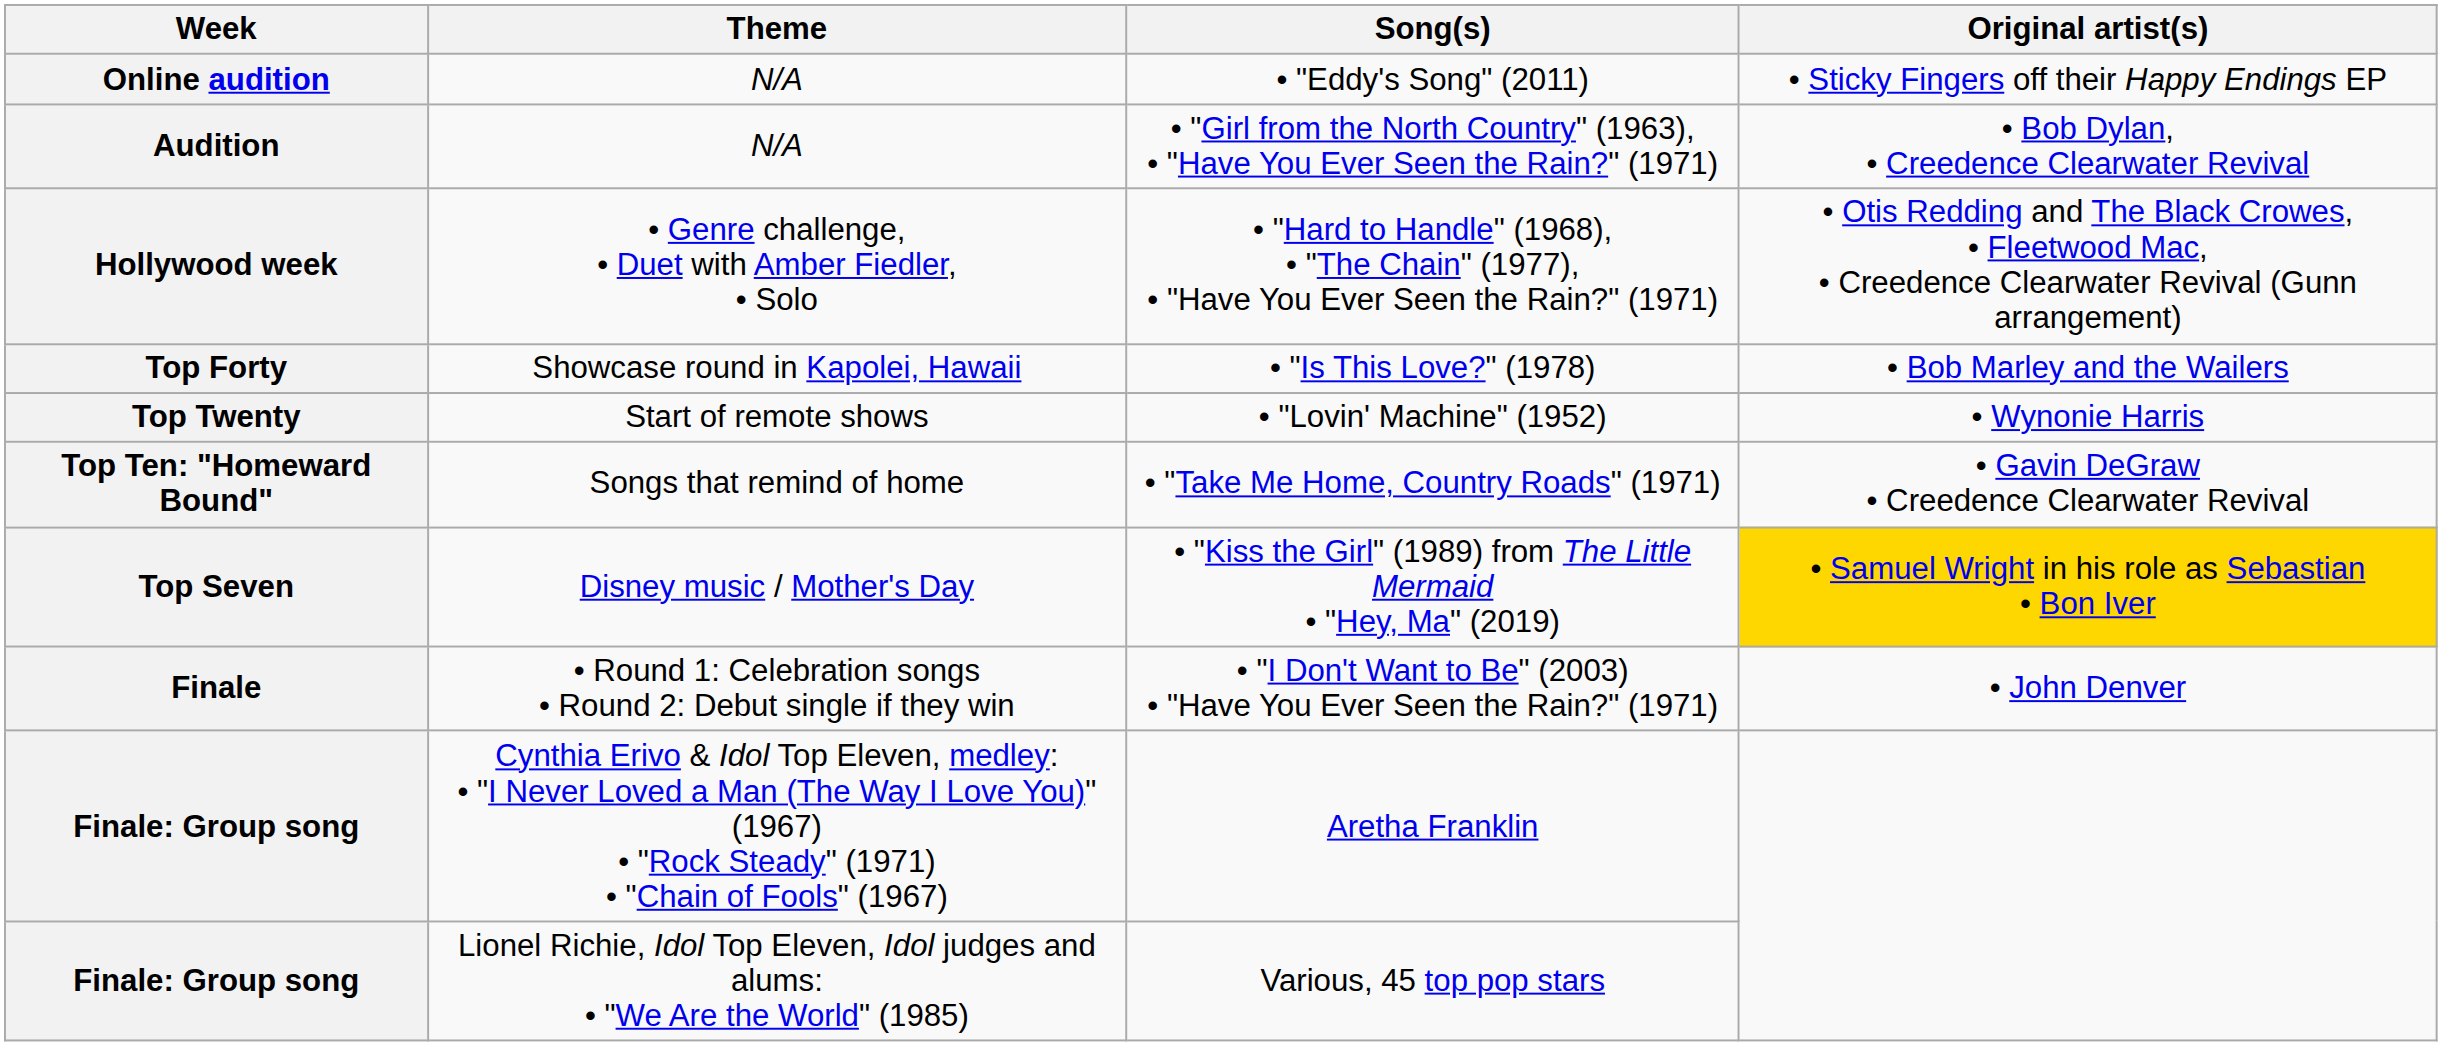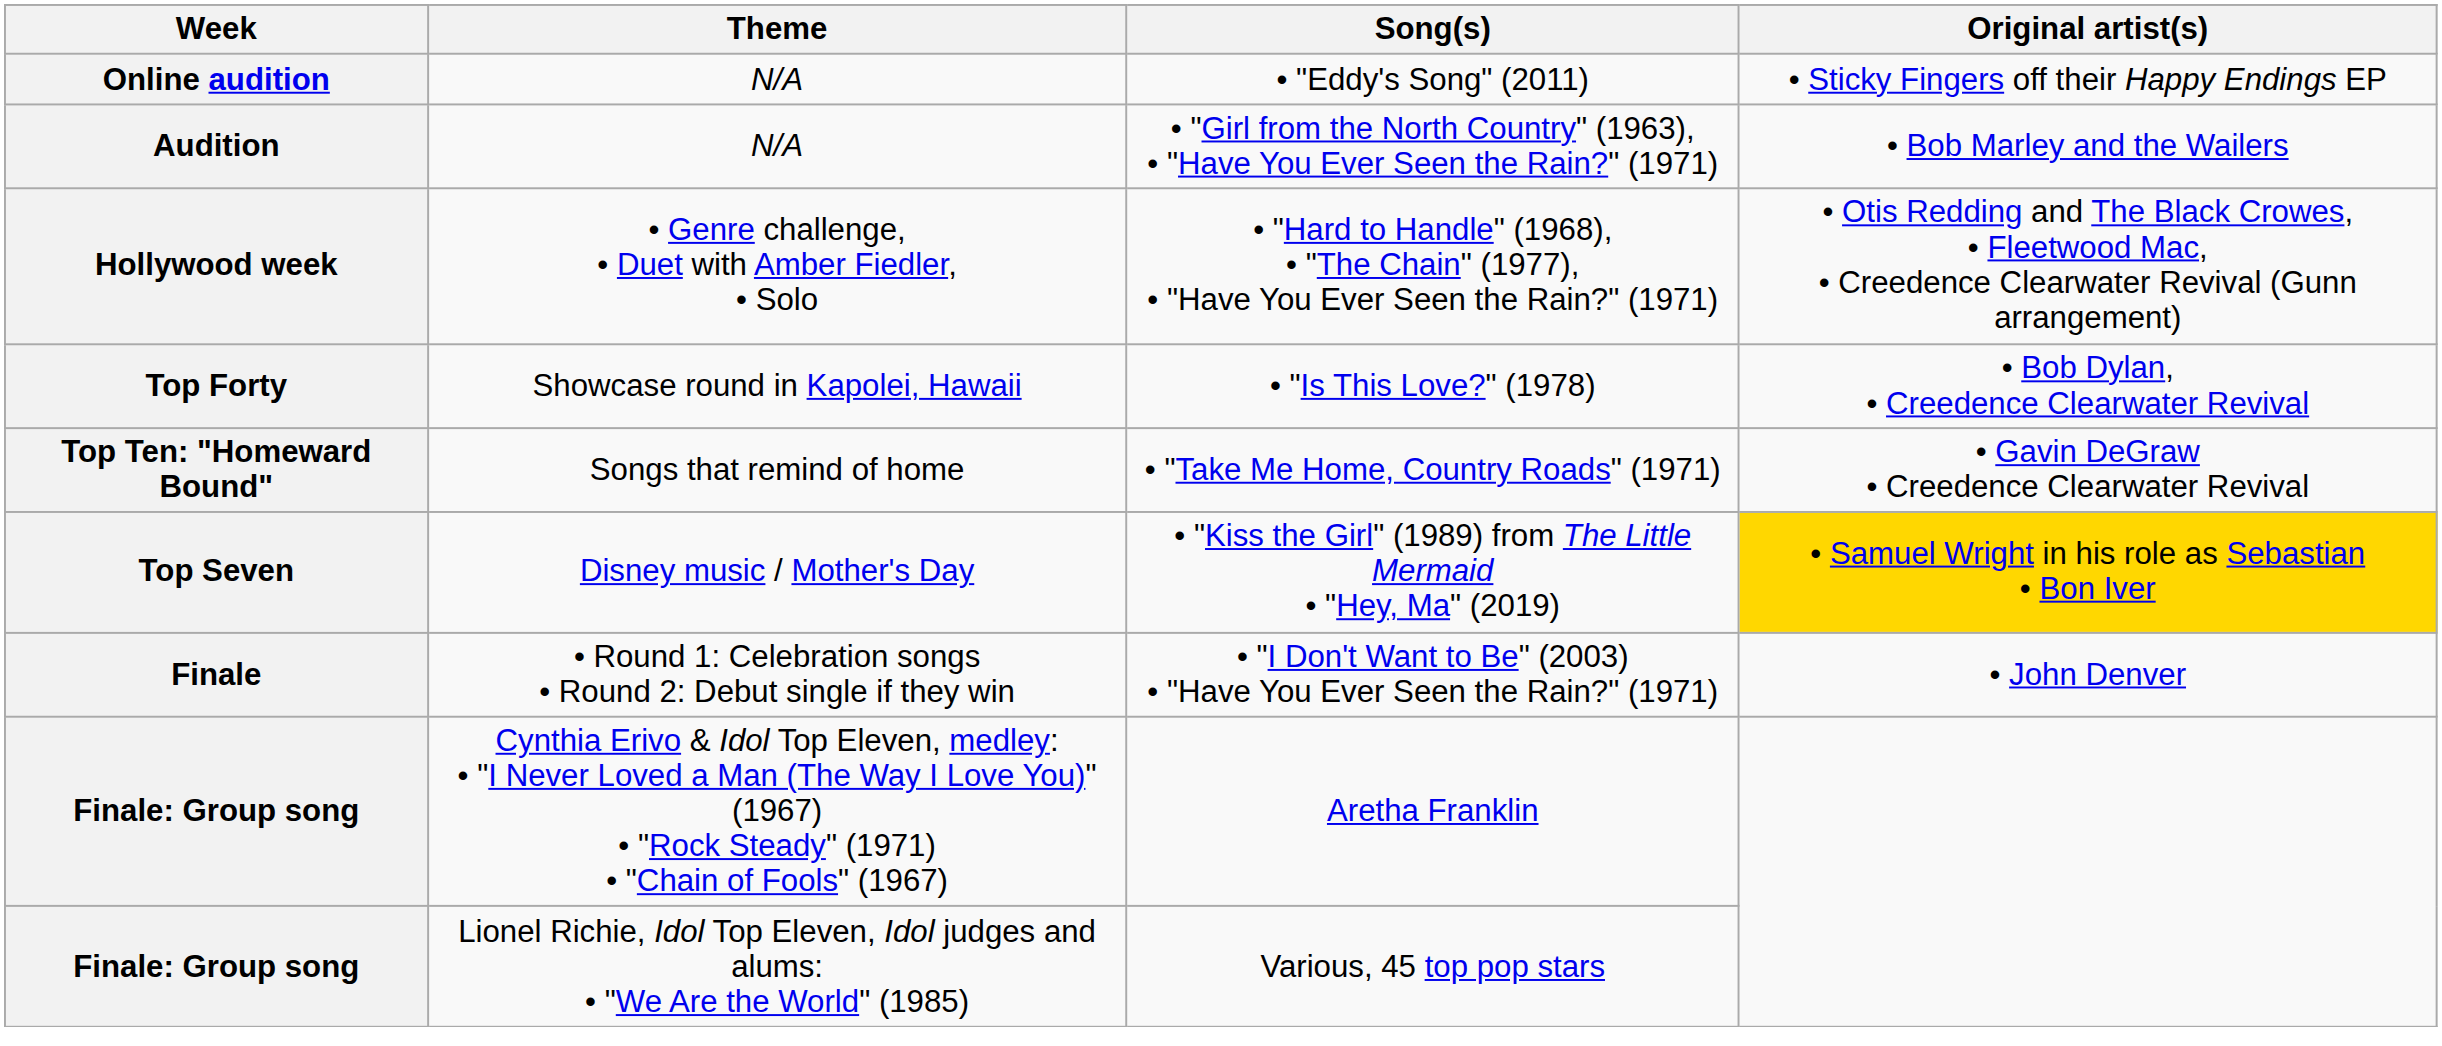(2088, 145) • Bob Dylan, • Creedence Clearwater Revival -> (2088, 145) • Bob Marley and the Wailers
(2088, 367) • Bob Marley and the Wailers -> (2088, 385) • Bob Dylan, • Creedence Clearwater Revival
- row: (216, 417)
